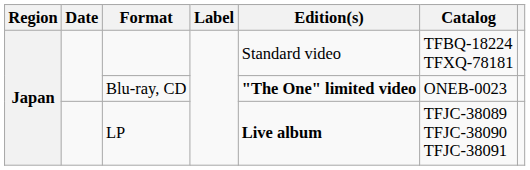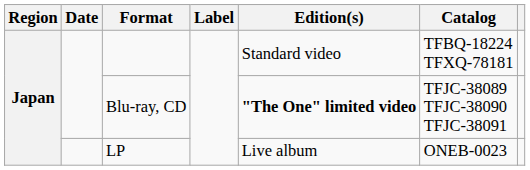(465, 88) ONEB-0023 -> (465, 106) TFJC-38089 TFJC-38090 TFJC-38091
(282, 133) bold -> (280, 151) normal
(465, 133) TFJC-38089 TFJC-38090 TFJC-38091 -> (465, 151) ONEB-0023
